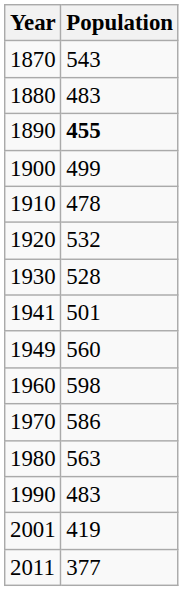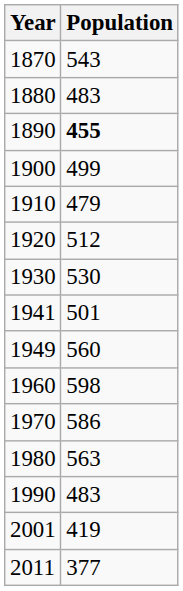(83, 204) 478 -> (83, 204) 479
(83, 240) 532 -> (83, 240) 512
(83, 276) 528 -> (83, 276) 530
